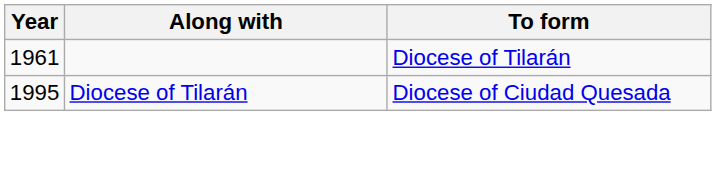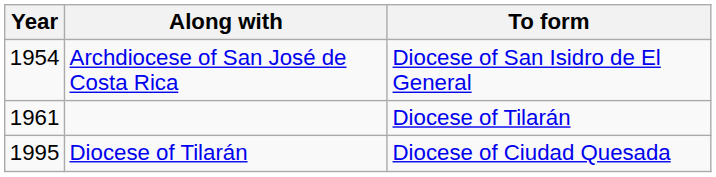+ row: (208, 69)
